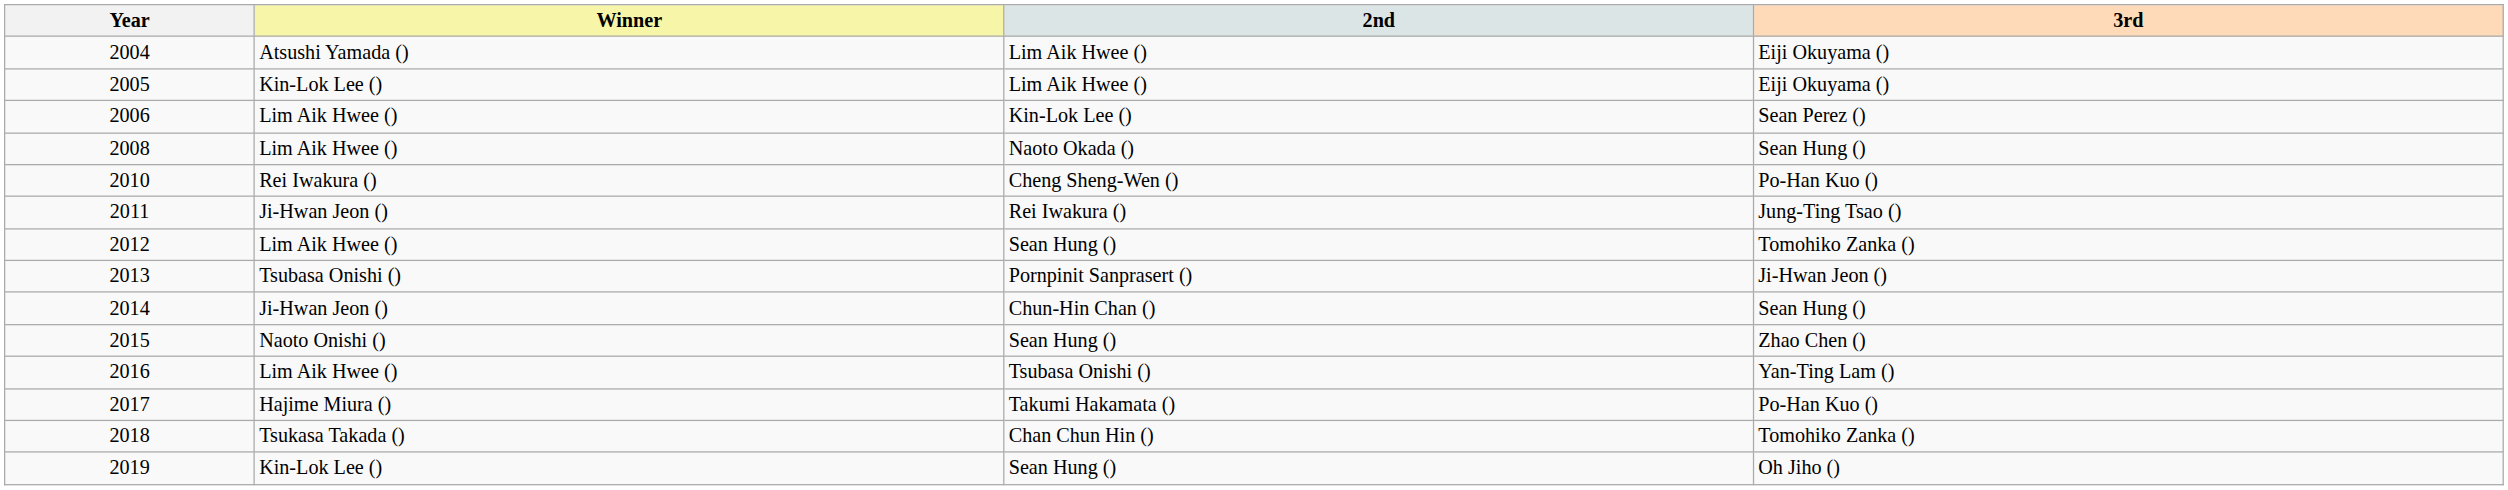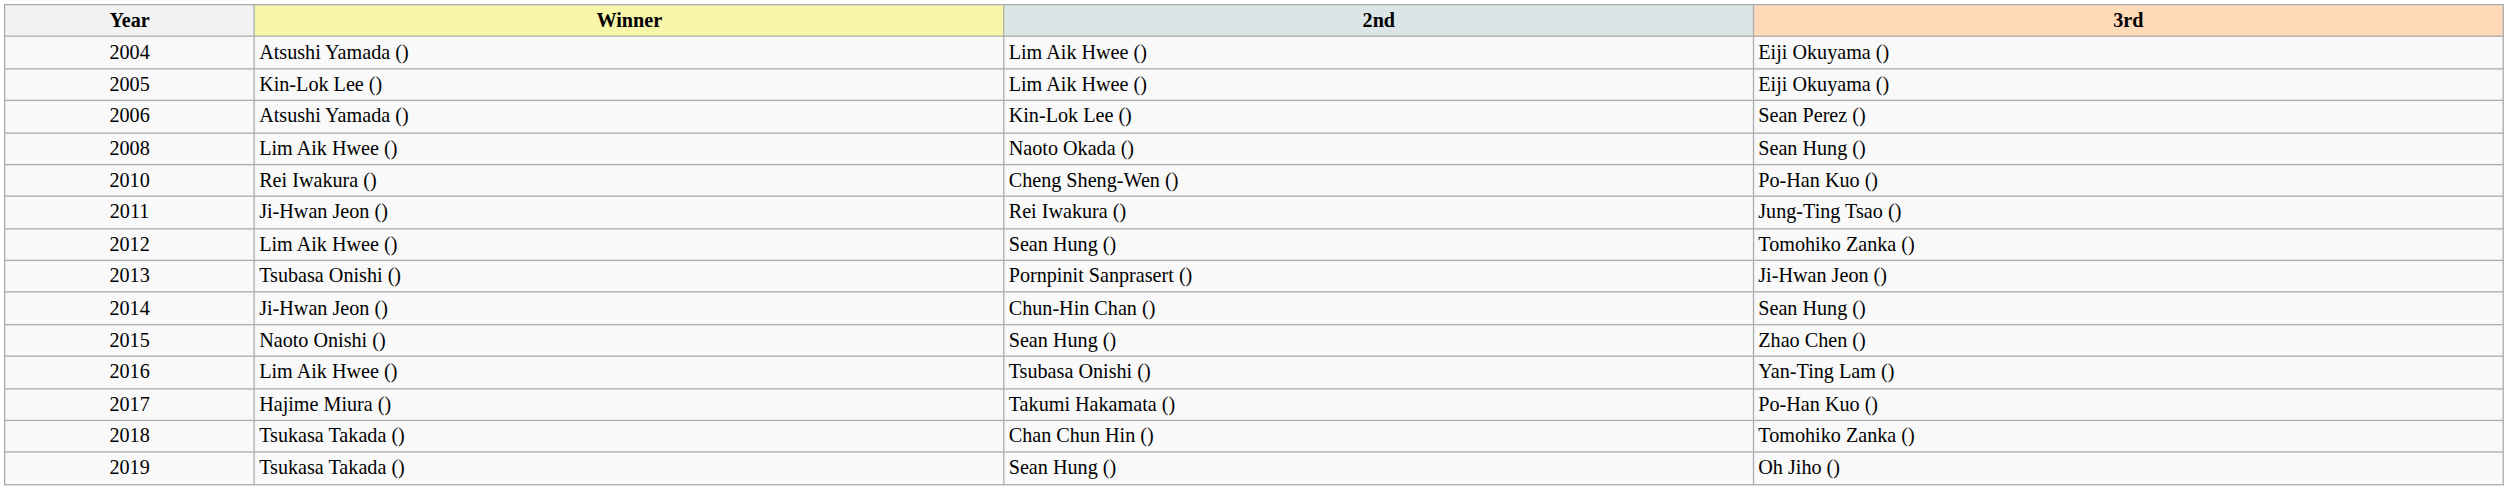(328, 116) Lim Aik Hwee () -> (334, 116) Atsushi Yamada ()
(321, 468) Kin-Lok Lee () -> (332, 468) Tsukasa Takada ()
